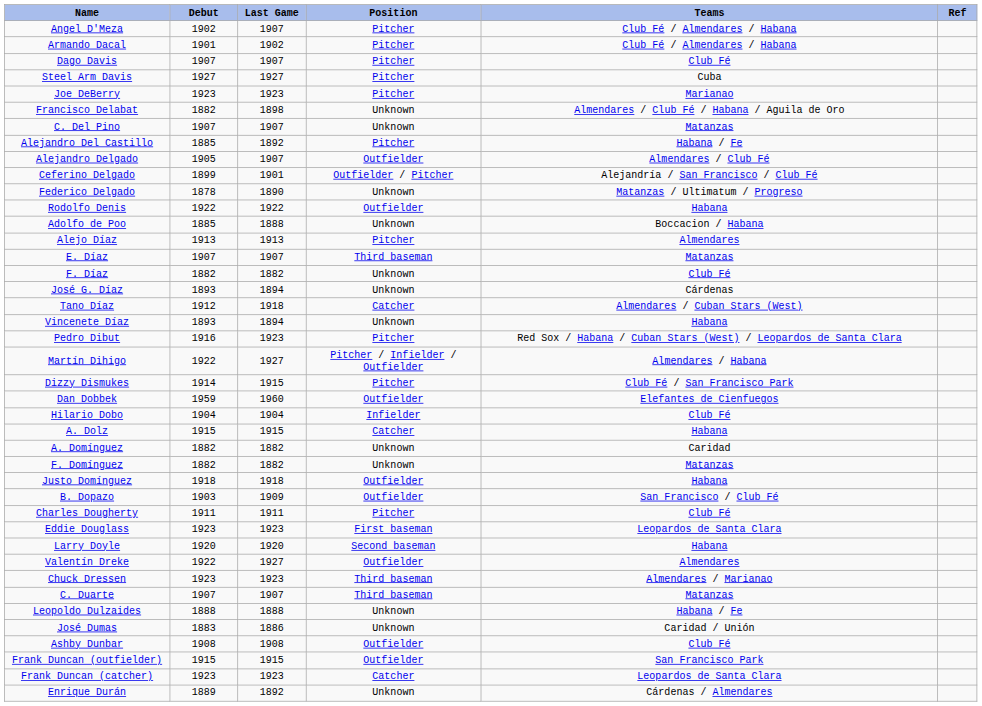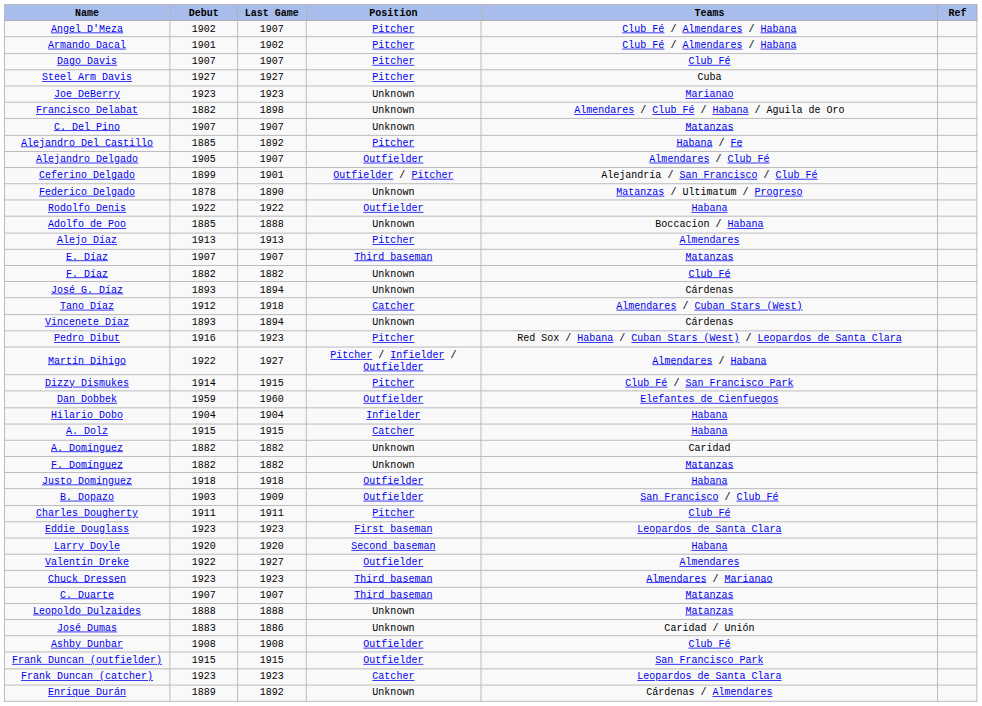(393, 94) Pitcher -> (393, 94) Unknown
(709, 323) Habana -> (709, 323) Cárdenas
(709, 416) Club Fé -> (709, 416) Habana
(709, 611) Habana / Fe -> (709, 611) Matanzas
